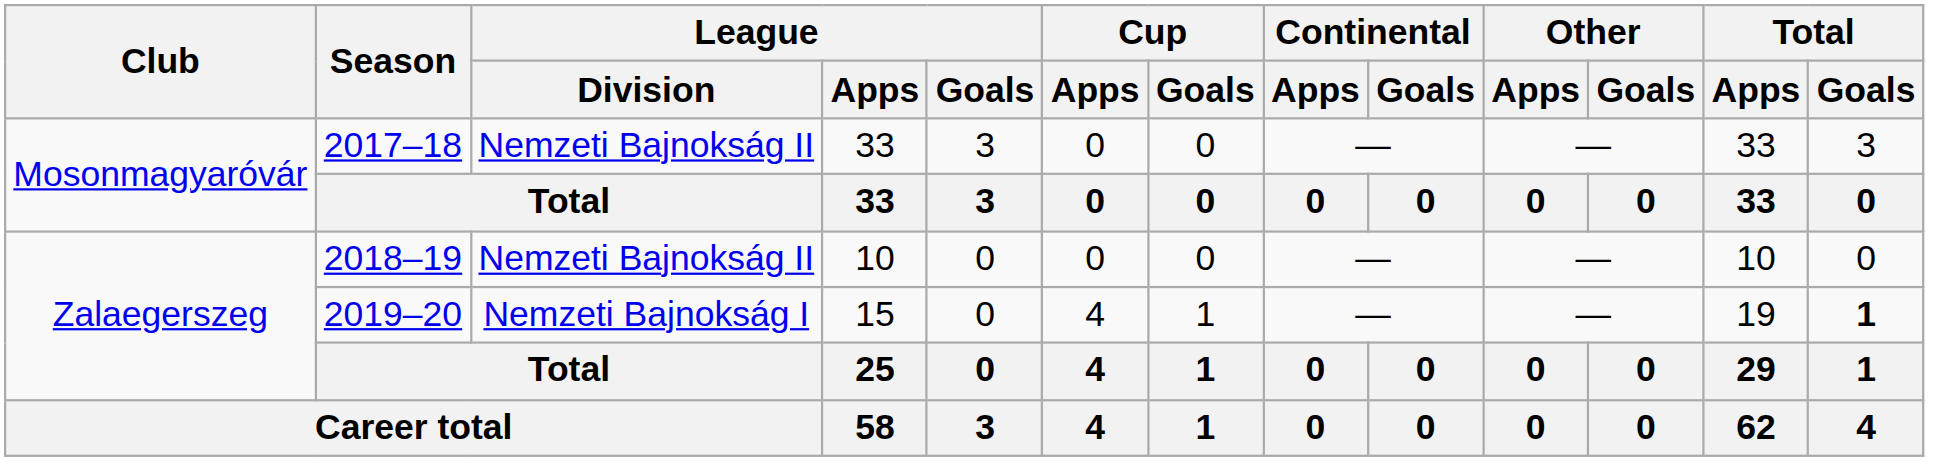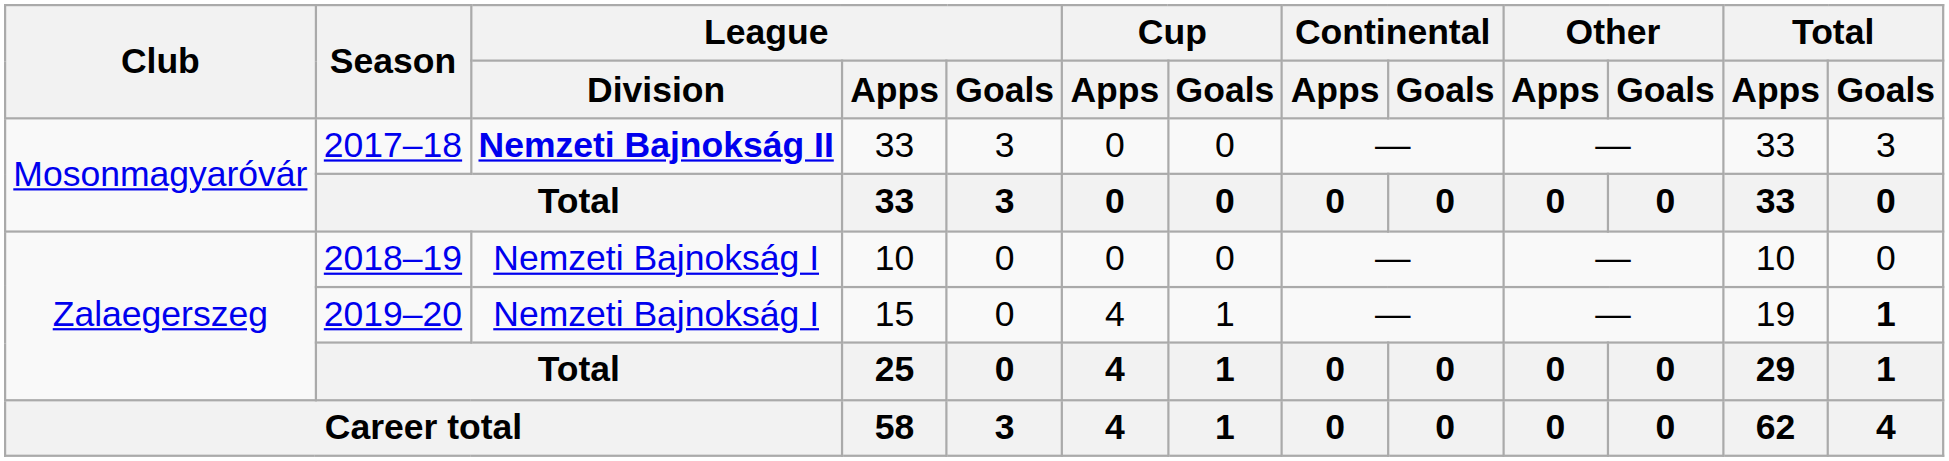(646, 145) normal -> (656, 145) bold
(646, 257) Nemzeti Bajnokság II -> (656, 257) Nemzeti Bajnokság I
